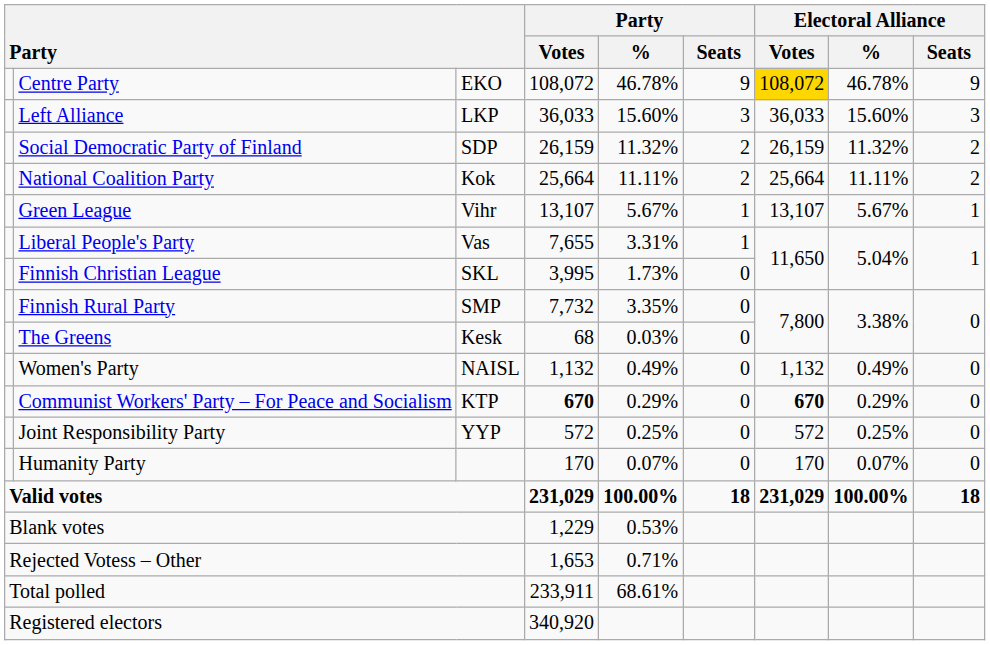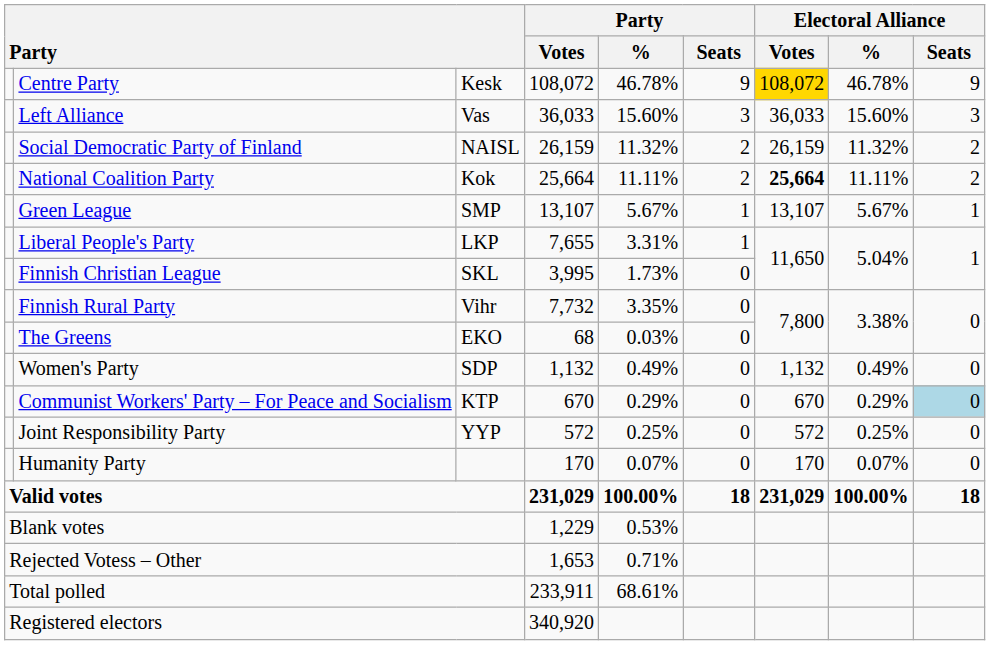(481, 83) EKO -> (481, 83) Kesk
(480, 115) LKP -> (475, 115) Vas
(479, 147) SDP -> (490, 147) NAISL
(797, 178) normal -> (797, 178) bold
(479, 210) Vihr -> (481, 210) SMP
(475, 242) Vas -> (480, 242) LKP
(481, 305) SMP -> (479, 305) Vihr
(481, 337) Kesk -> (481, 337) EKO
(490, 369) NAISL -> (479, 369) SDP
(579, 400) bold -> (579, 400) normal
(809, 400) bold -> (809, 400) normal
(975, 400) no background -> (975, 400) lightblue background
